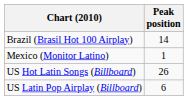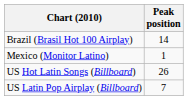(164, 87) 6 -> (164, 87) 7
